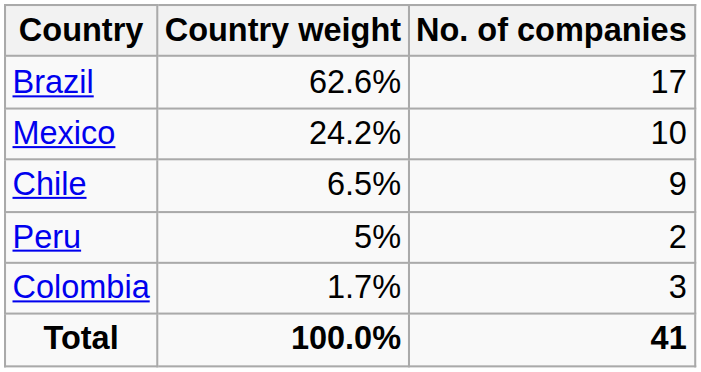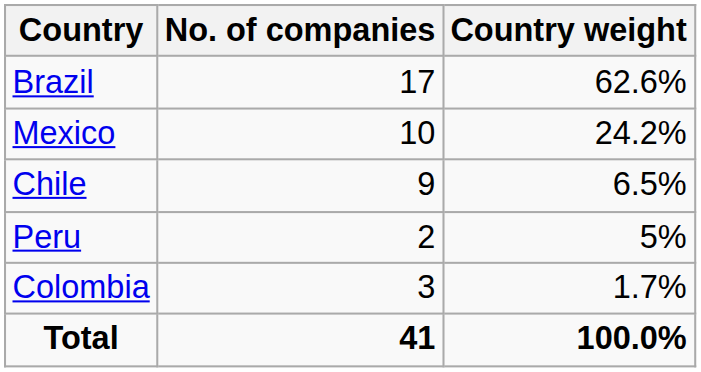columns swapped: (551, 30) <-> (283, 30)
